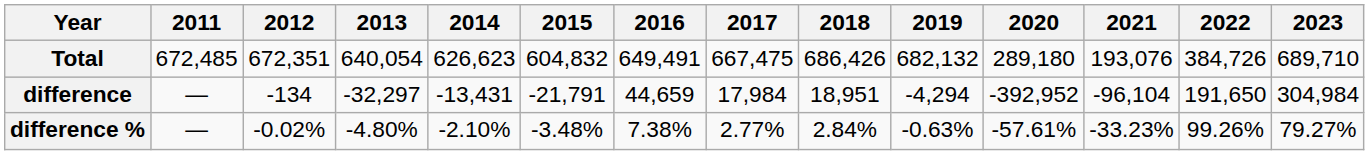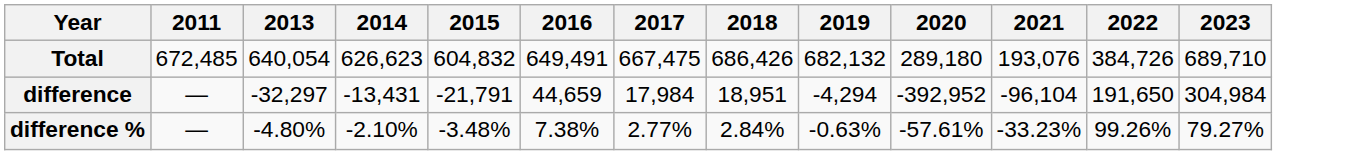- column: (289, 22)
